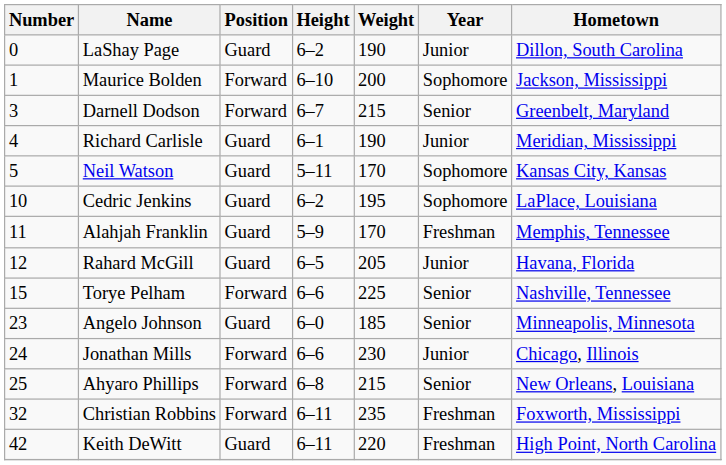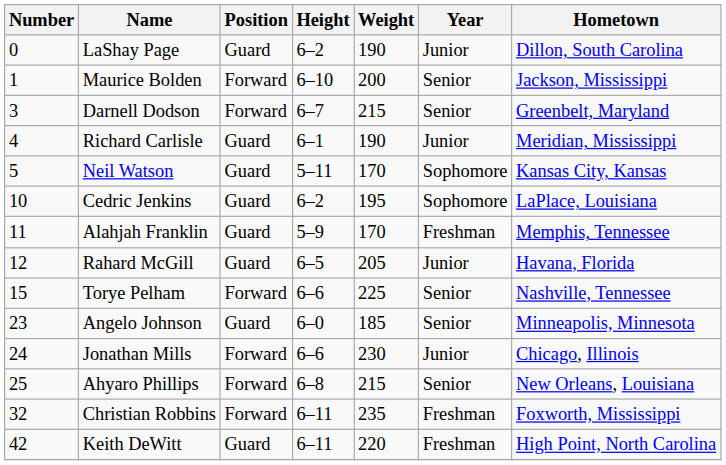(465, 80) Sophomore -> (447, 80) Senior
